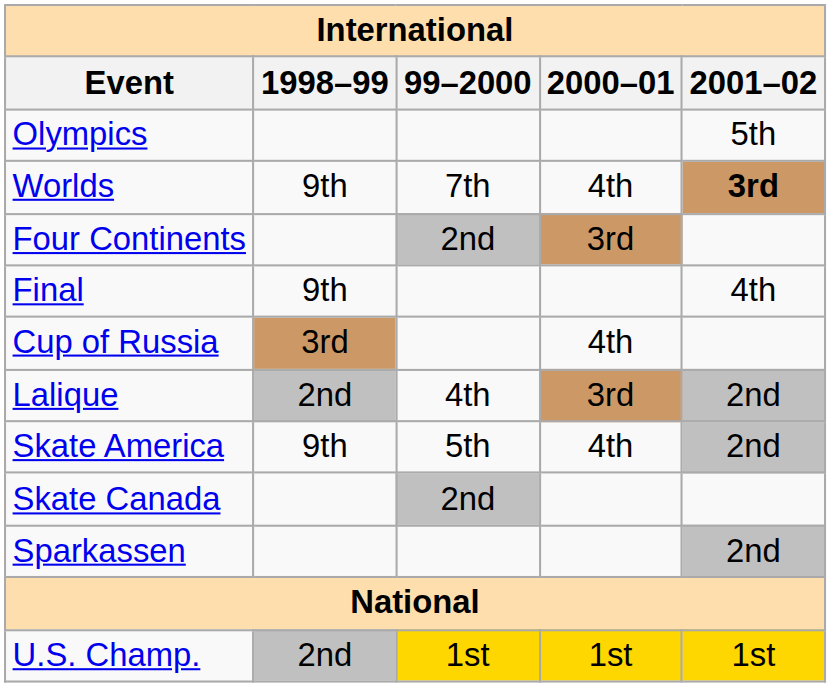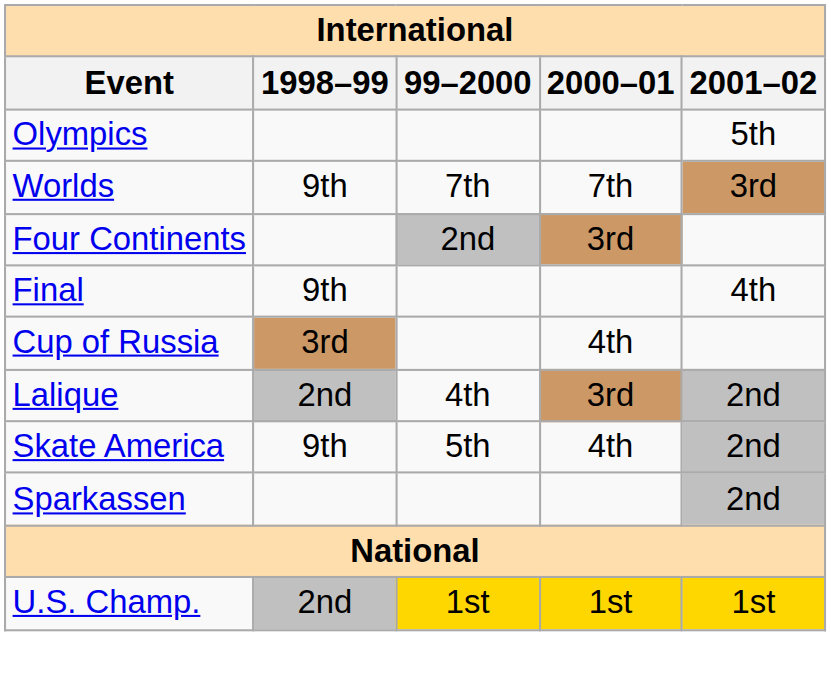(611, 186) 4th -> (611, 186) 7th
(753, 186) bold -> (753, 186) normal
- row: (117, 498)
